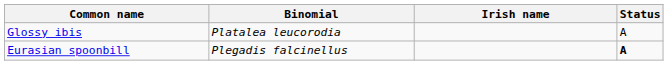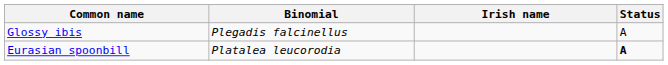(276, 32) Platalea leucorodia -> (280, 32) Plegadis falcinellus
(280, 51) Plegadis falcinellus -> (276, 51) Platalea leucorodia
